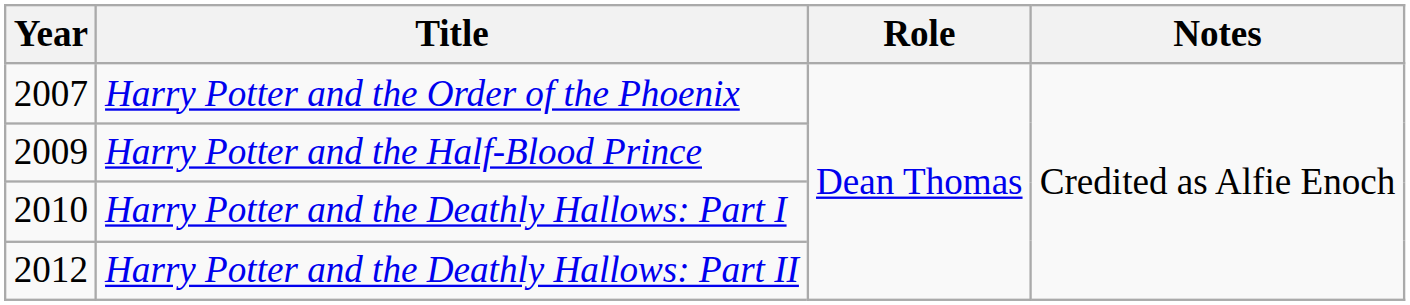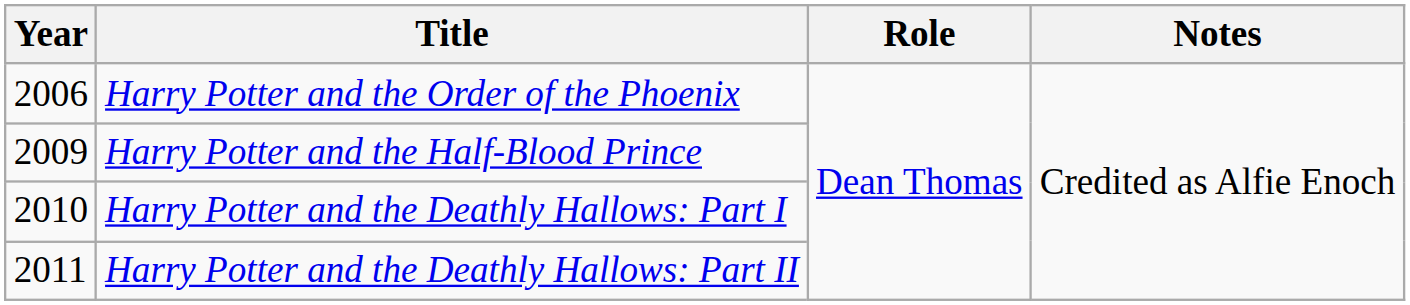(51, 92) 2007 -> (51, 92) 2006
(51, 269) 2012 -> (50, 269) 2011
